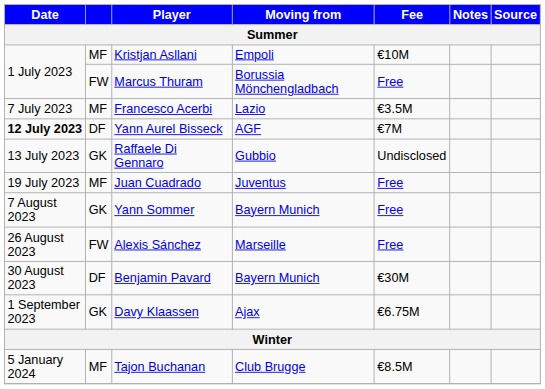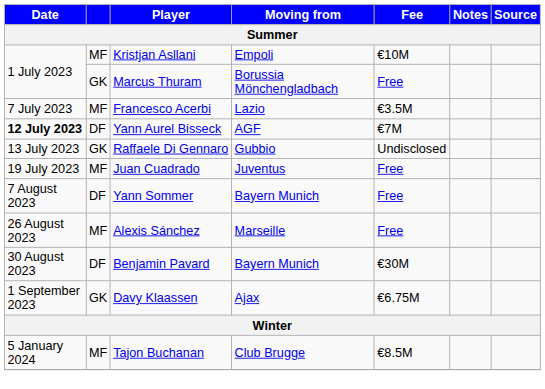(99, 82) FW -> (98, 82) GK
(98, 210) GK -> (97, 196) DF
(99, 244) FW -> (98, 230) MF
